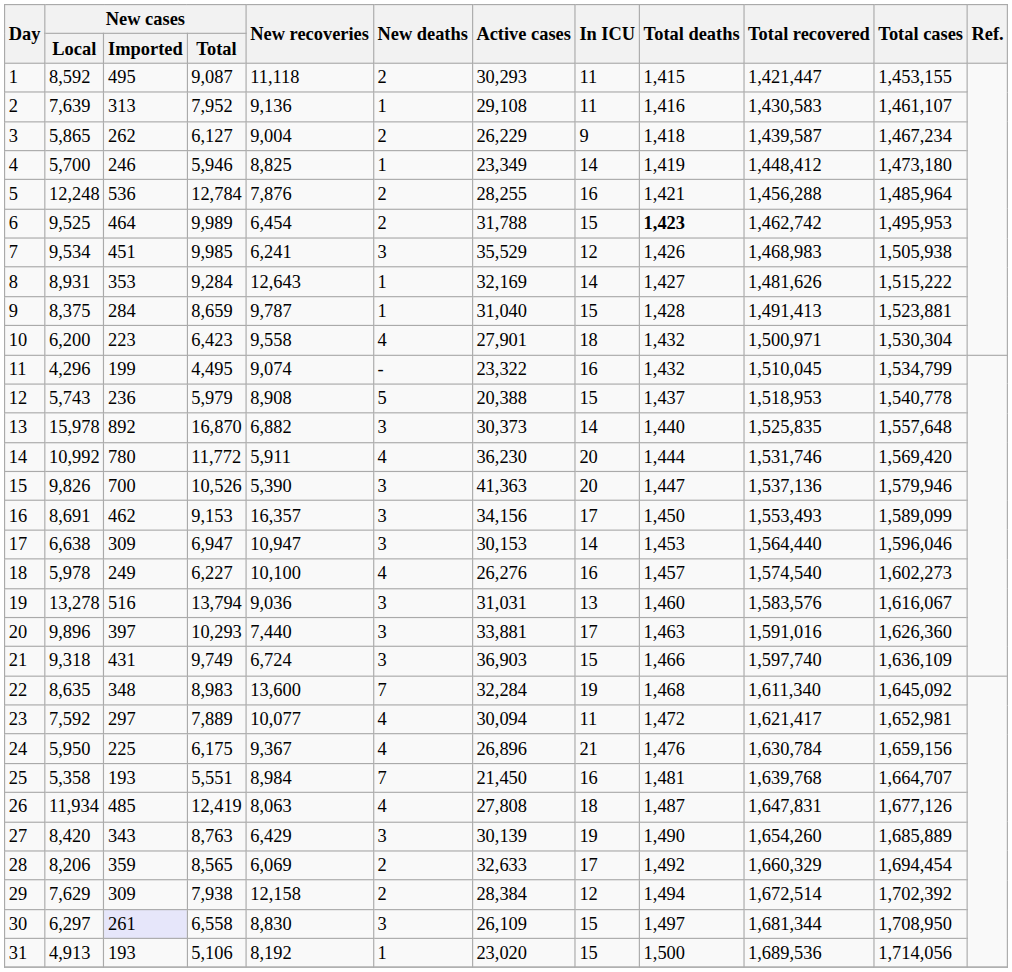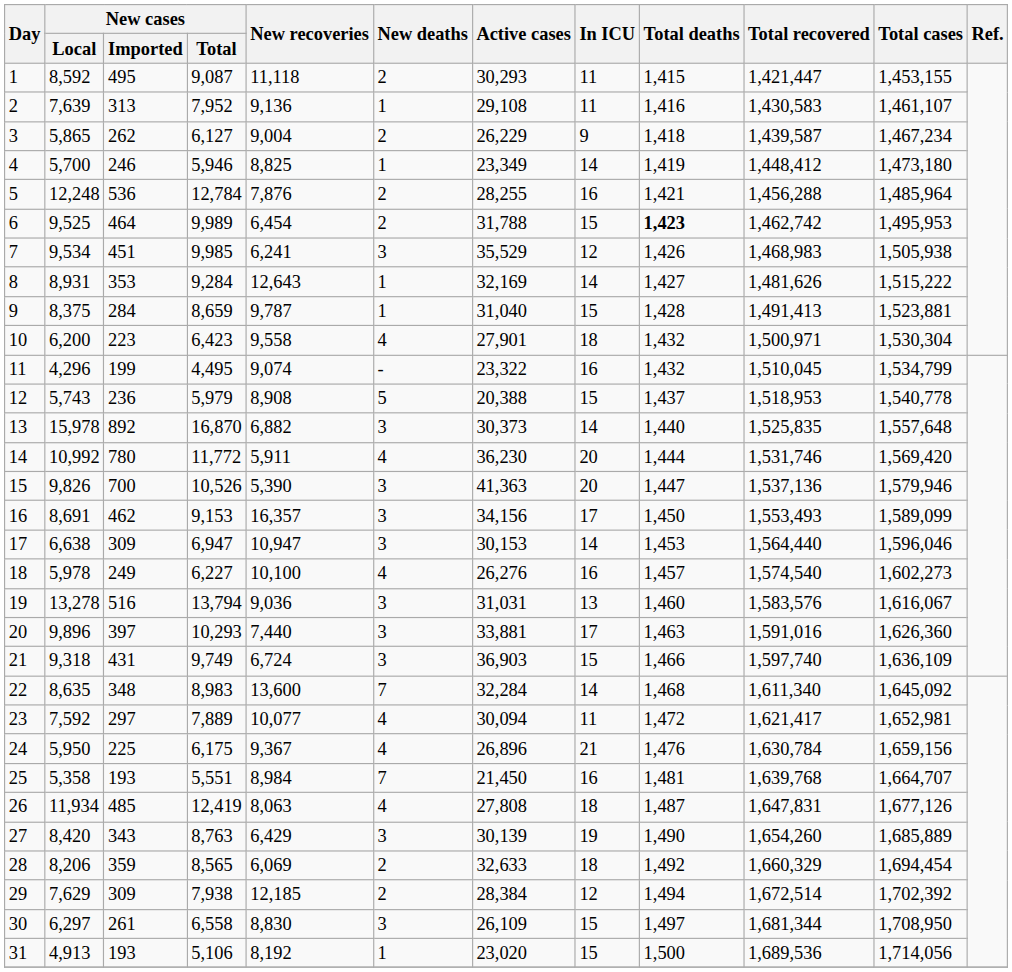(589, 690) 19 -> (589, 690) 14
(589, 865) 17 -> (589, 865) 18
(276, 894) 12,158 -> (276, 894) 12,185
(122, 923) lavender background -> (122, 923) no background
